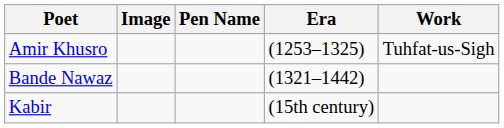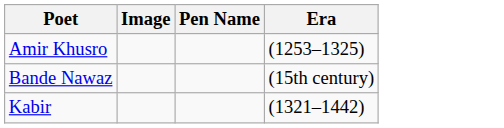- column: (439, 19)
(316, 78) (1321–1442) -> (321, 78) (15th century)
(321, 107) (15th century) -> (316, 107) (1321–1442)
